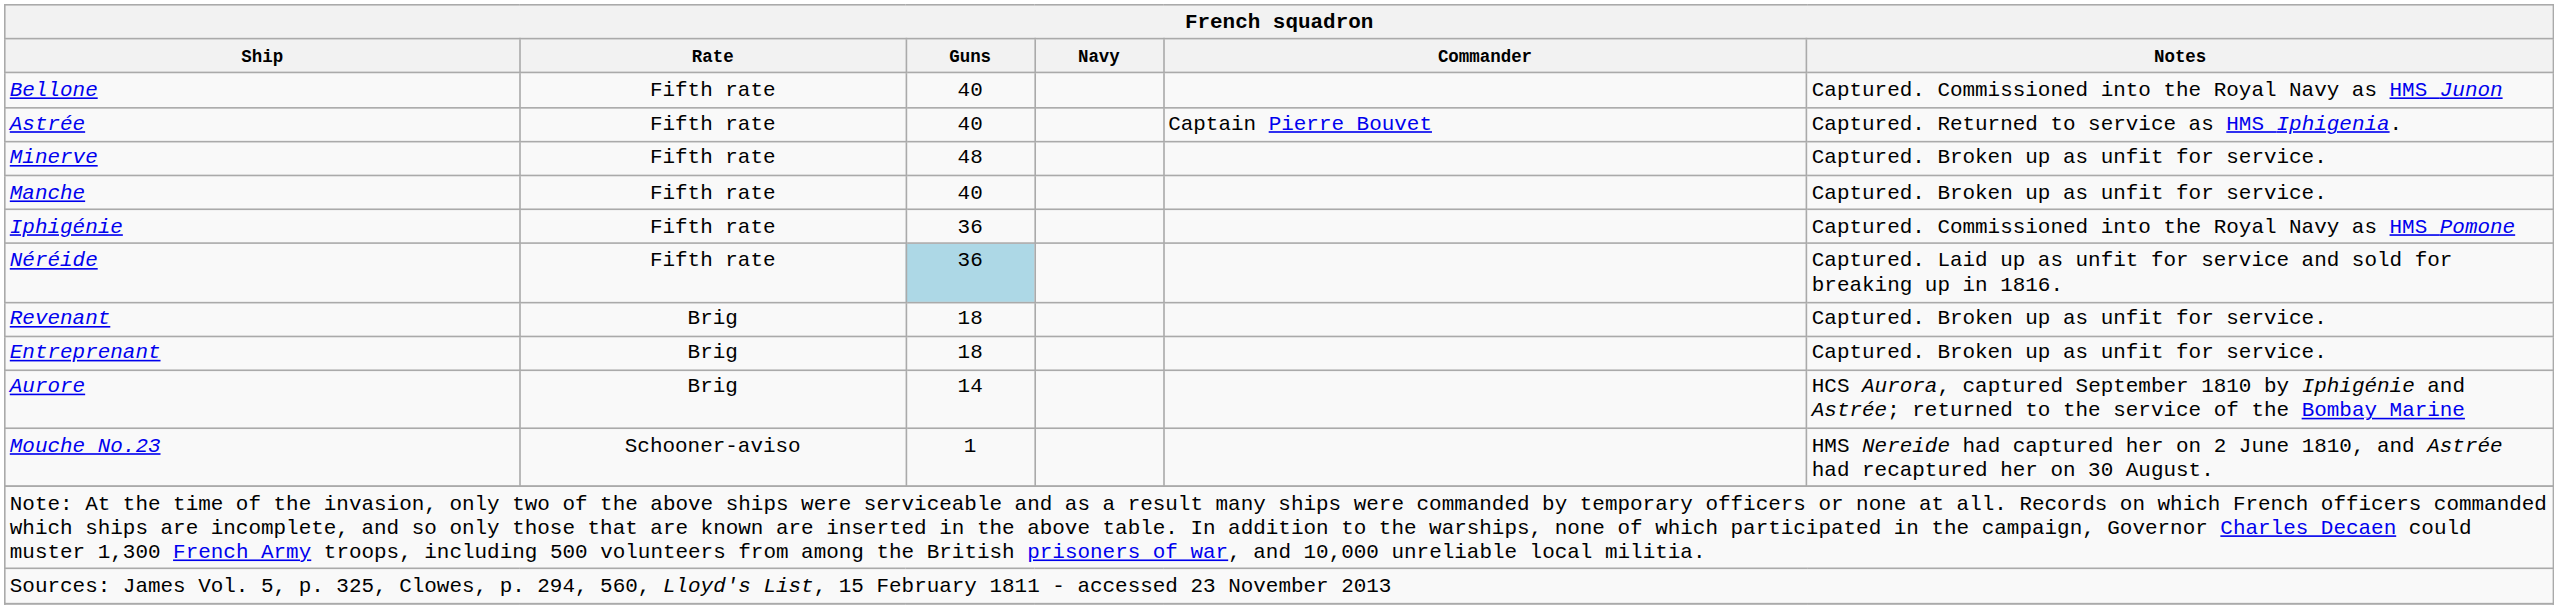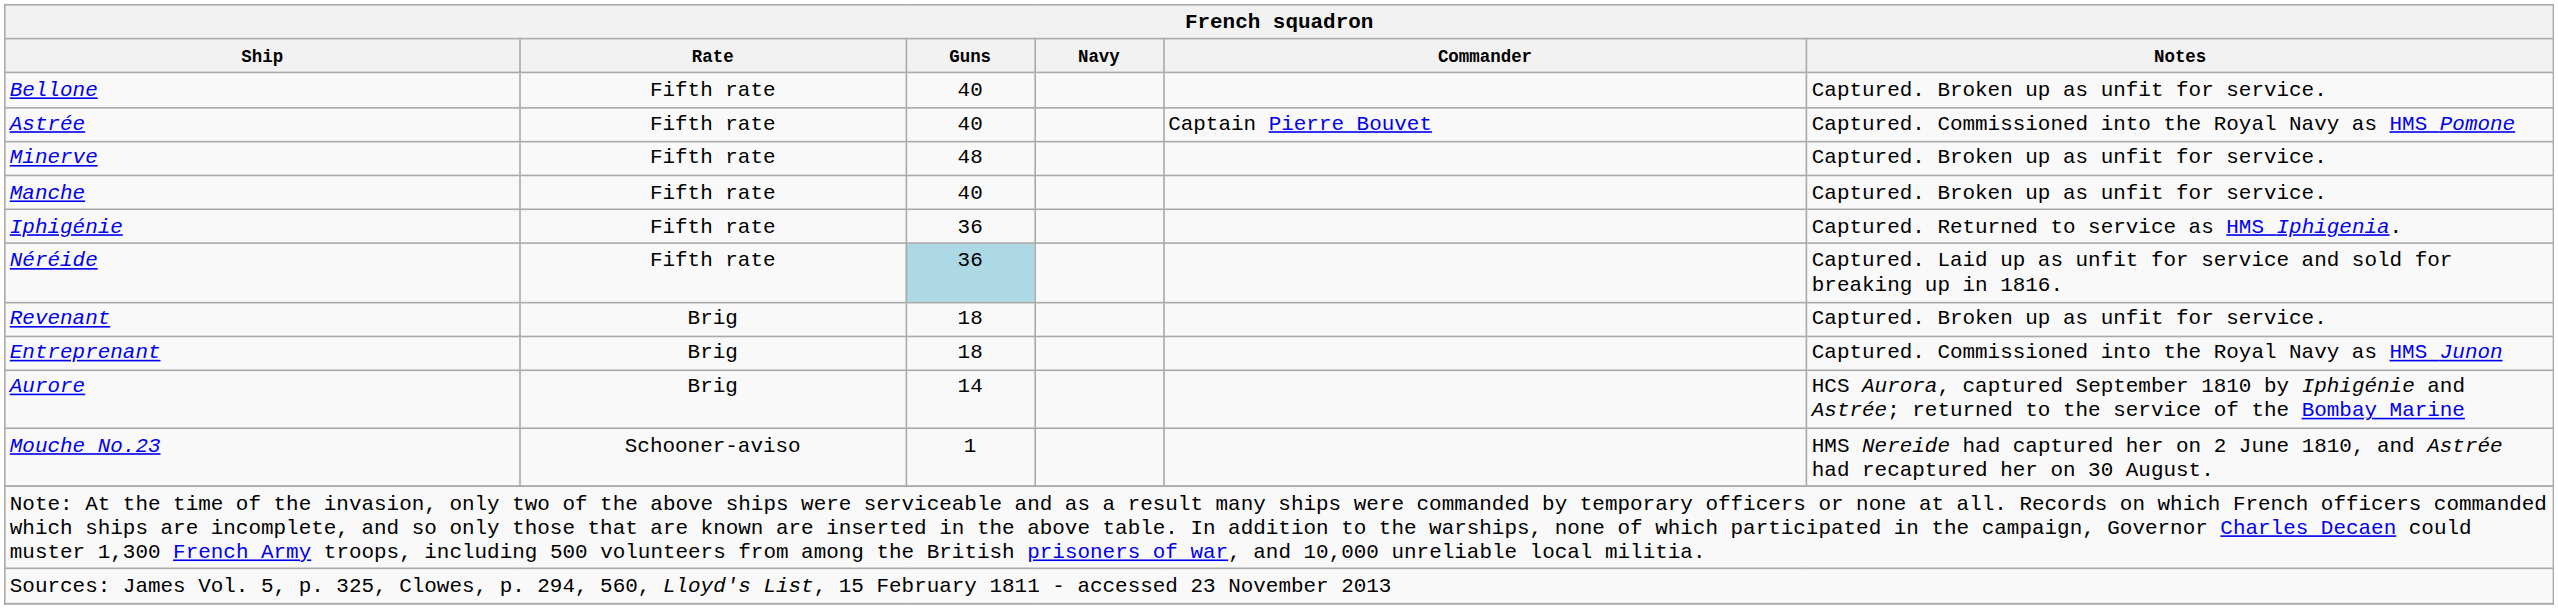(2157, 90) Captured. Commissioned into the Royal Navy as HMS Junon -> (2069, 90) Captured. Broken up as unfit for service.
(2107, 124) Captured. Returned to service as HMS Iphigenia. -> (2163, 124) Captured. Commissioned into the Royal Navy as HMS Pomone
(2163, 227) Captured. Commissioned into the Royal Navy as HMS Pomone -> (2107, 227) Captured. Returned to service as HMS Iphigenia.
(2069, 353) Captured. Broken up as unfit for service. -> (2157, 353) Captured. Commissioned into the Royal Navy as HMS Junon
